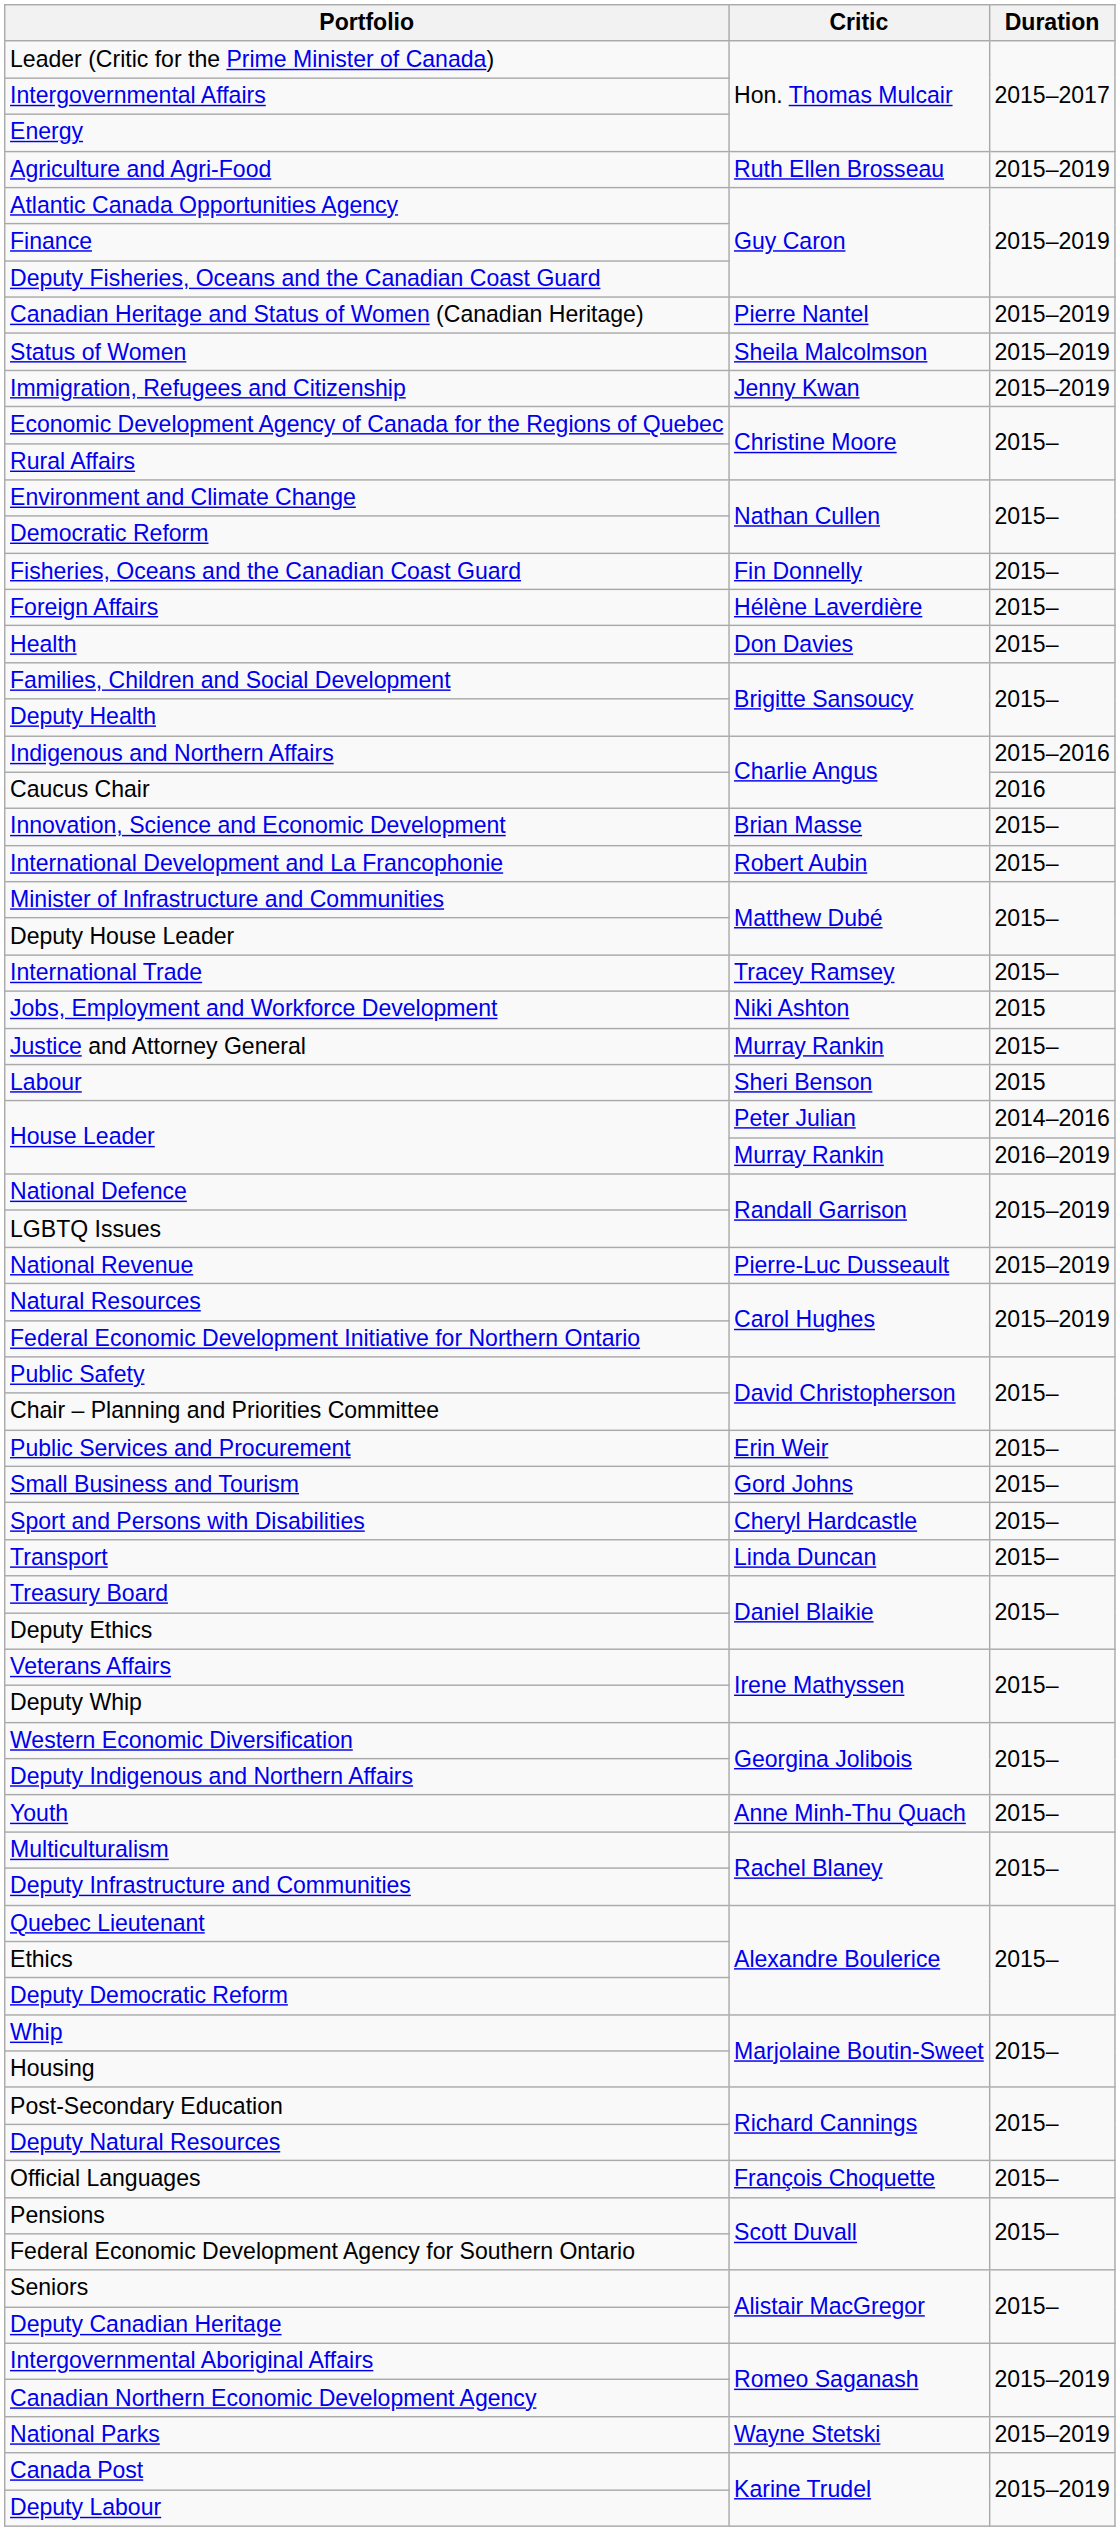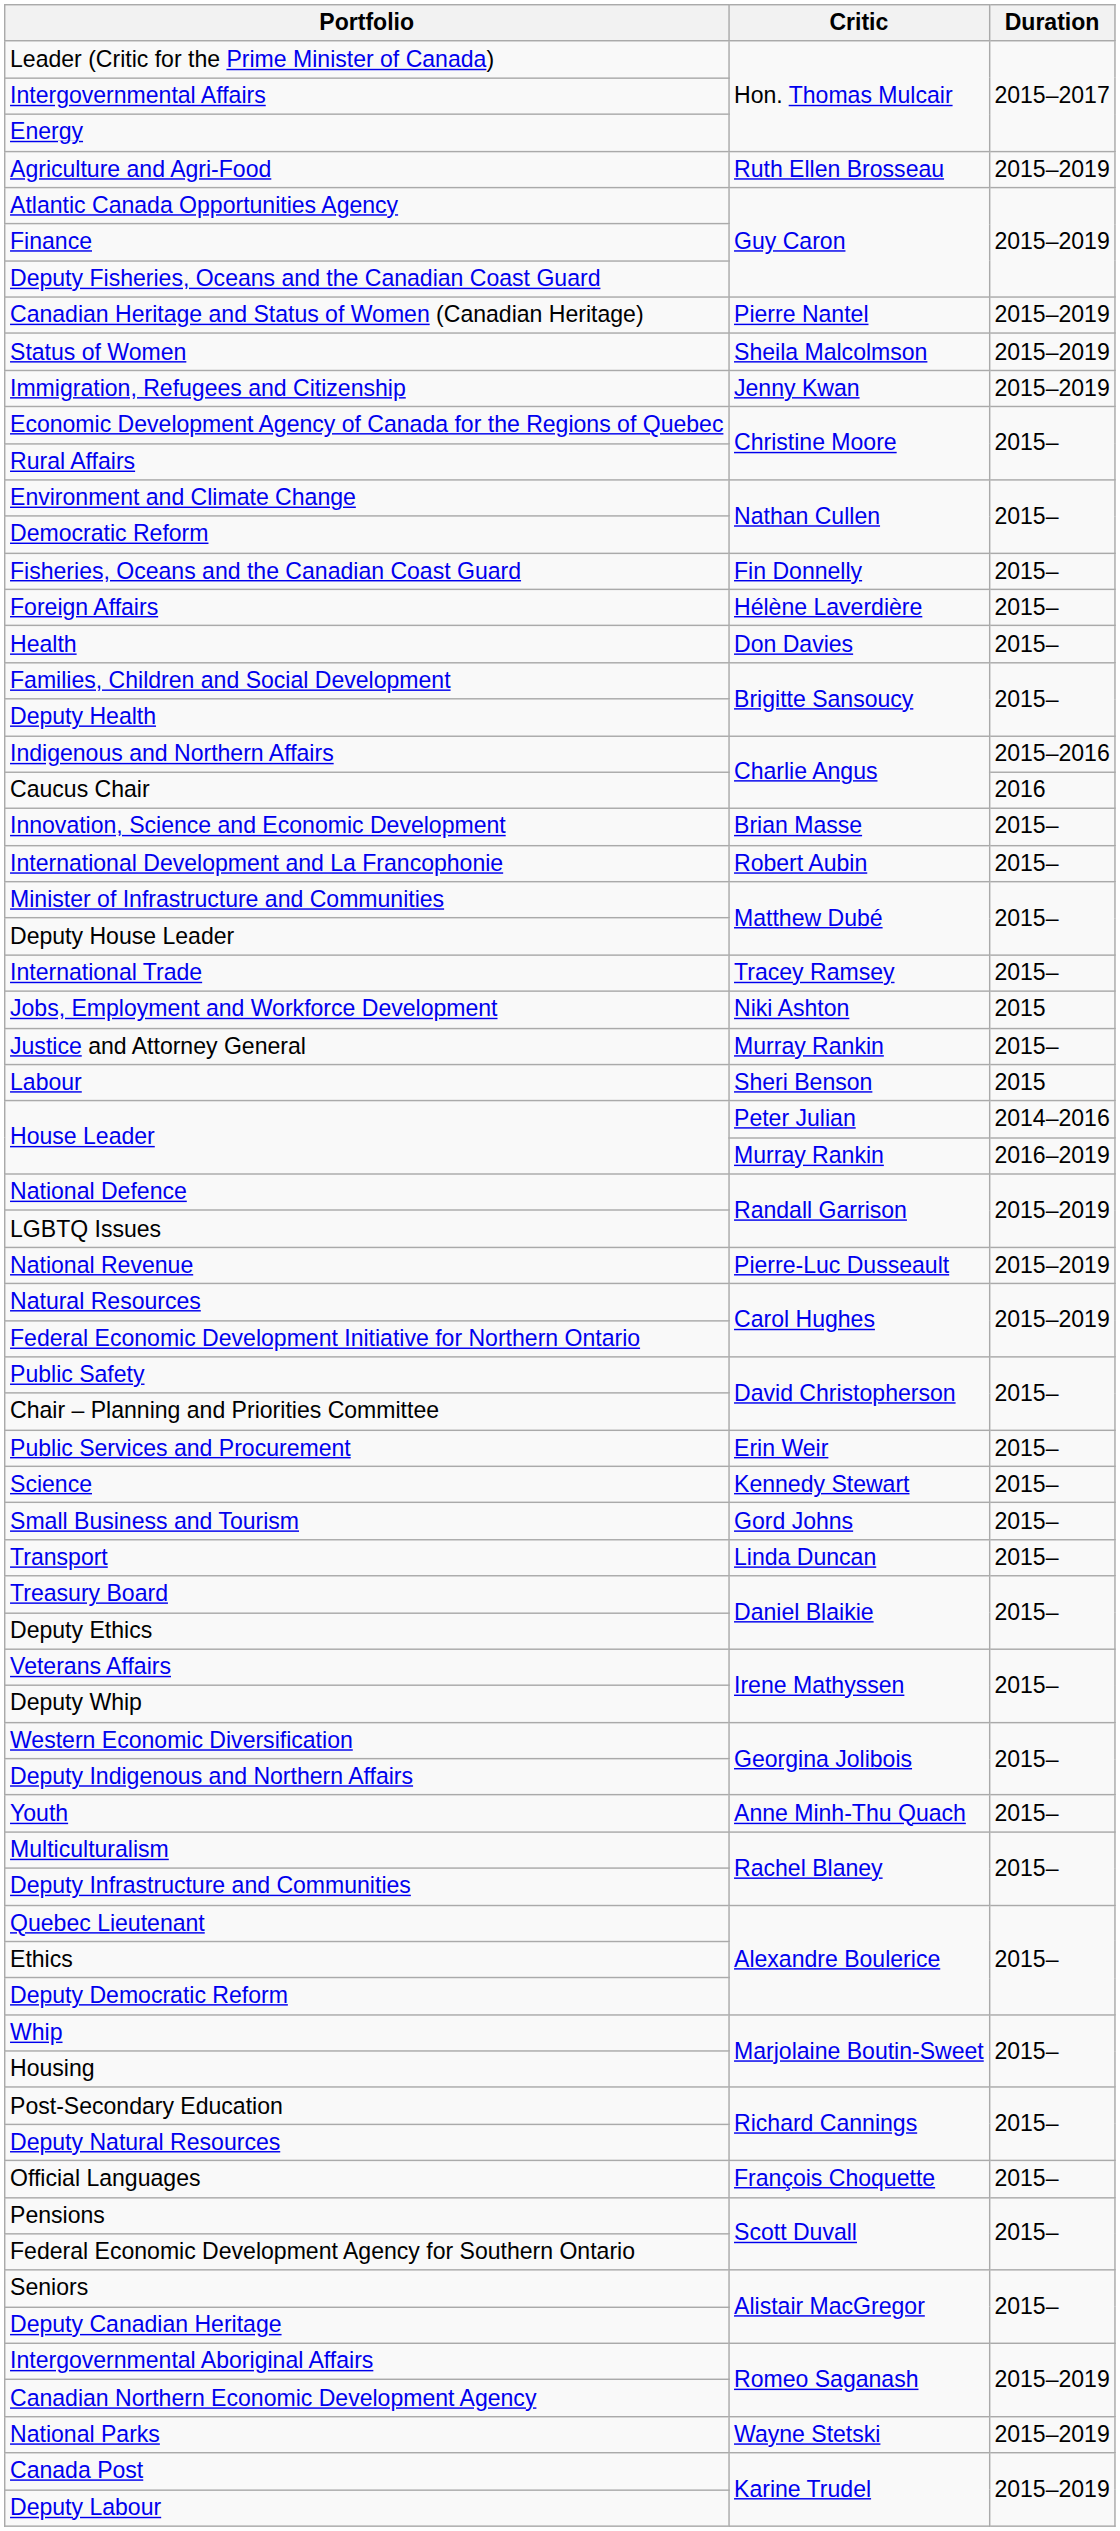+ row: (51, 1484)
- row: (187, 1520)
